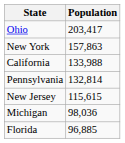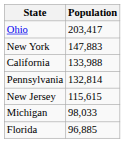(85, 46) 157,863 -> (85, 46) 147,883
(82, 113) 98,036 -> (82, 113) 98,033
